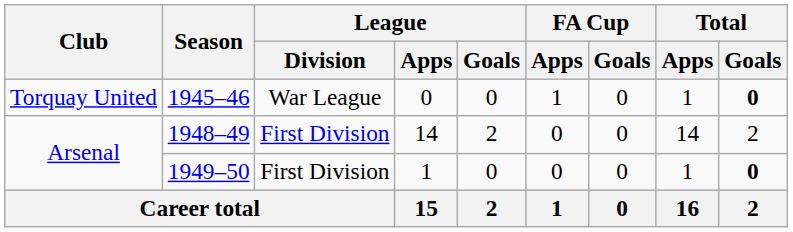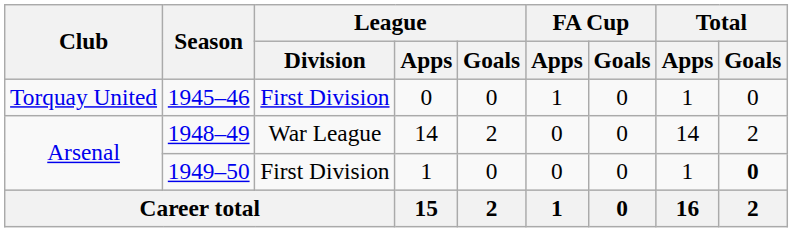(325, 97) War League -> (325, 97) First Division
(753, 97) bold -> (753, 97) normal
(325, 134) First Division -> (325, 134) War League
